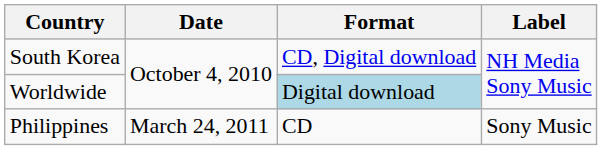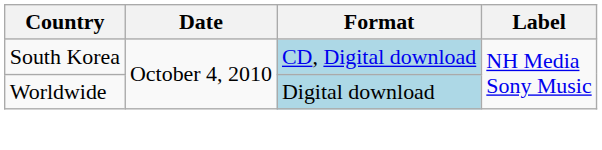(379, 56) no background -> (379, 56) lightblue background
- row: (59, 126)
